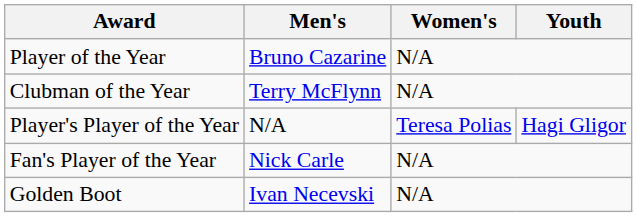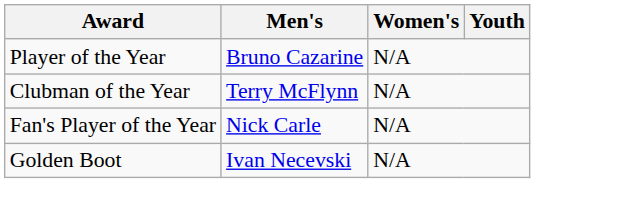- row: (124, 125)
